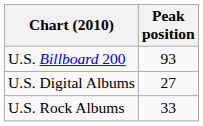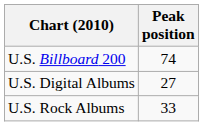(168, 58) 93 -> (168, 58) 74
